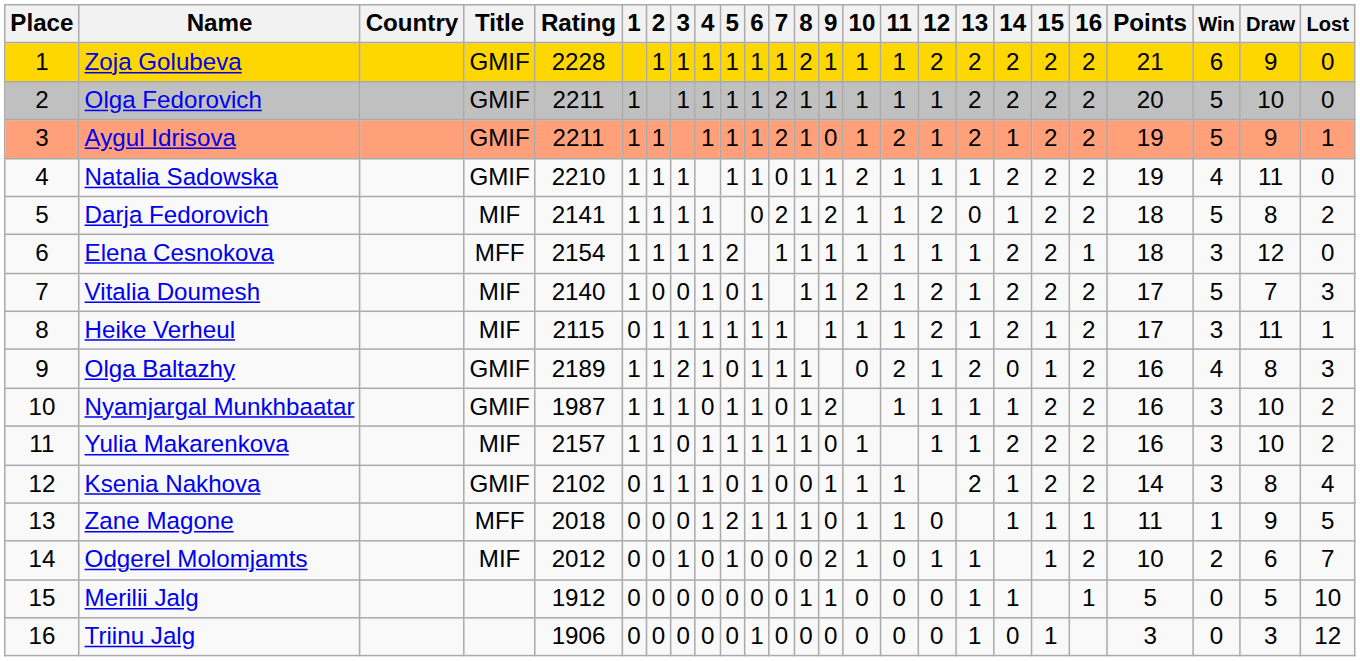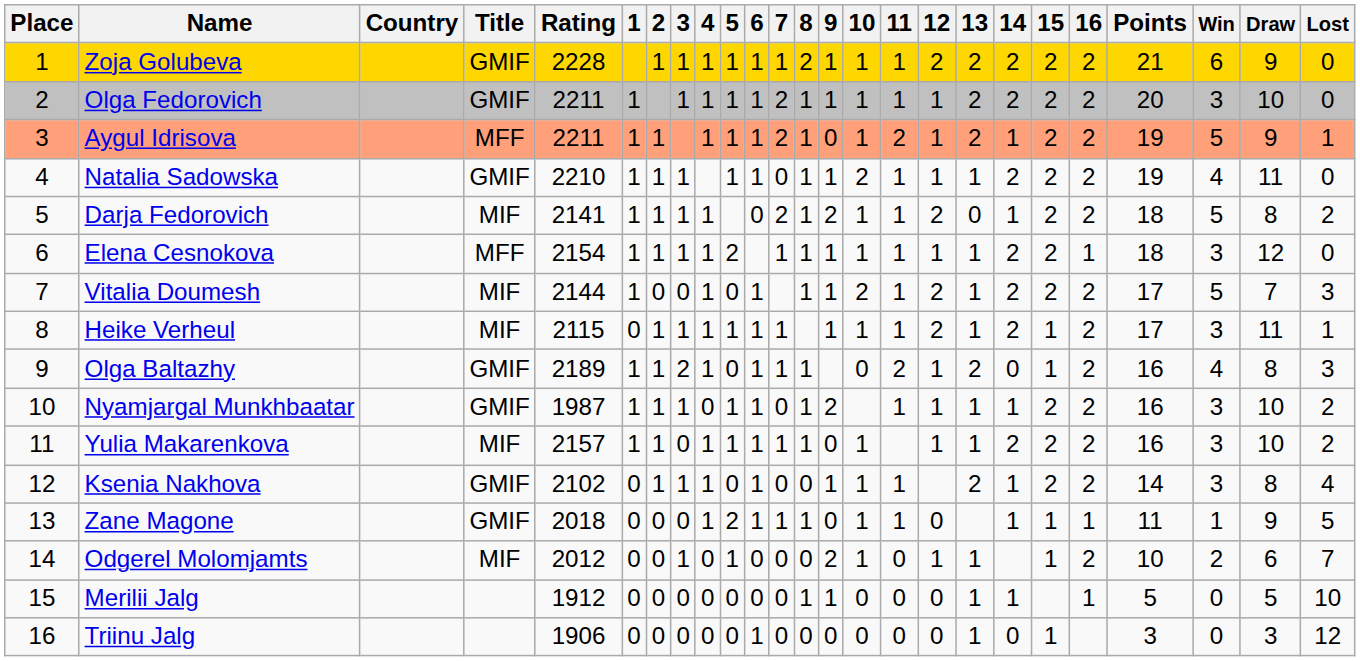(1217, 100) 5 -> (1217, 100) 3
(500, 138) GMIF -> (500, 138) MFF
(579, 291) 2140 -> (579, 291) 2144
(500, 521) MFF -> (500, 521) GMIF
